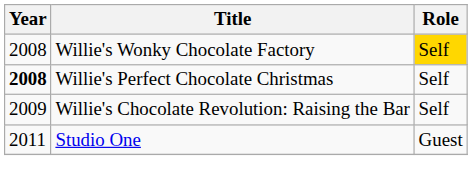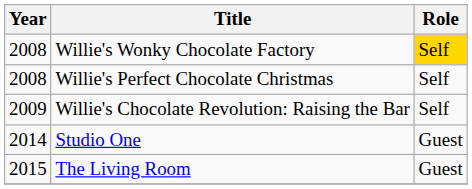(28, 79) bold -> (28, 79) normal
(27, 139) 2011 -> (28, 139) 2014
+ row: (123, 169)
